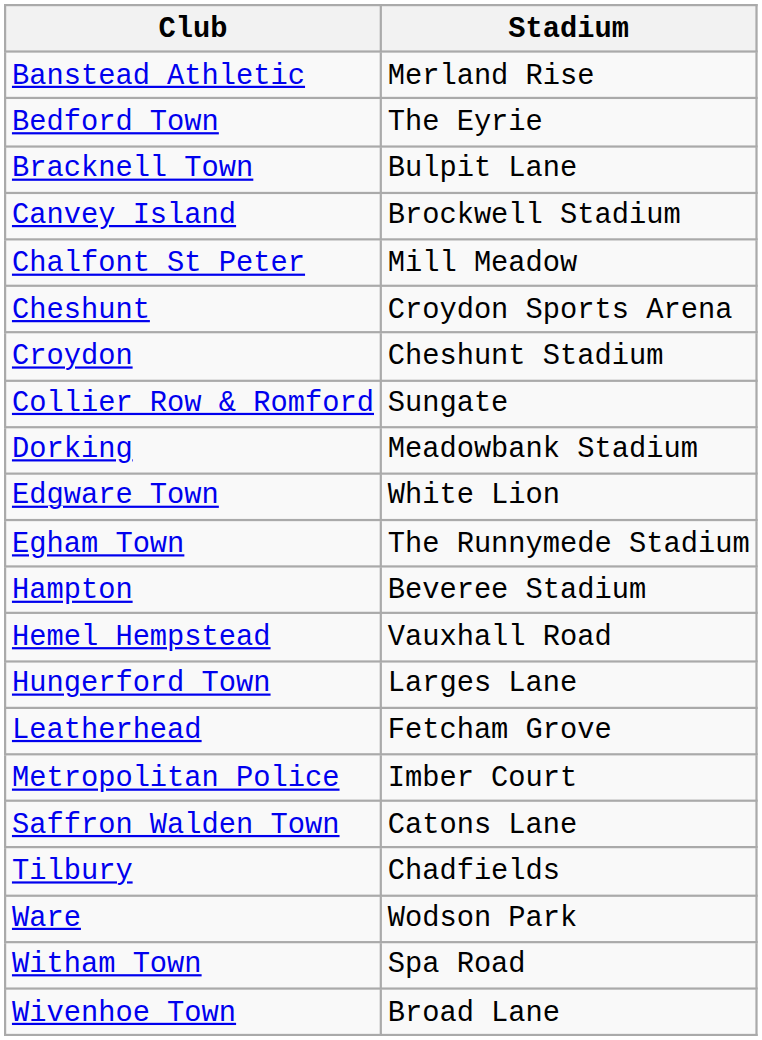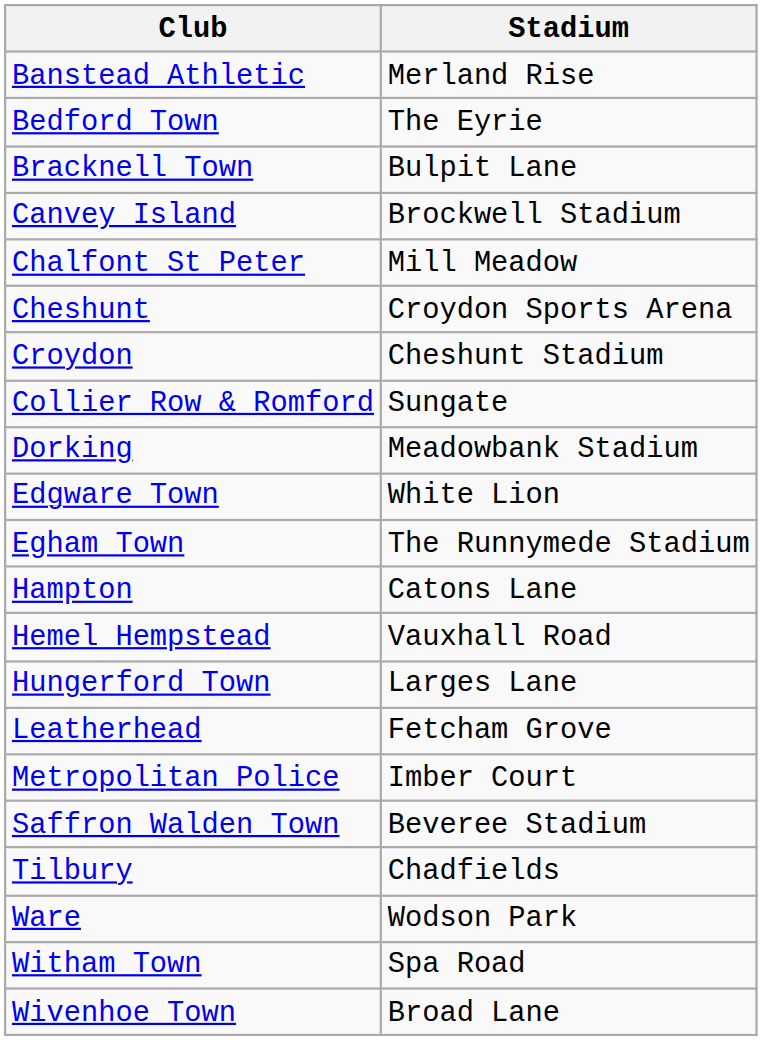(517, 590) Beveree Stadium -> (483, 590) Catons Lane
(483, 825) Catons Lane -> (517, 825) Beveree Stadium
